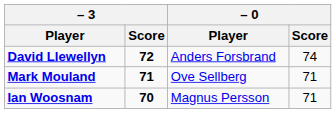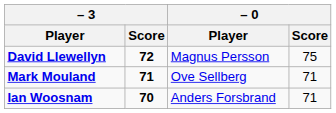(223, 56) Anders Forsbrand -> (220, 56) Magnus Persson
(310, 56) 74 -> (310, 56) 75
(220, 98) Magnus Persson -> (223, 98) Anders Forsbrand
